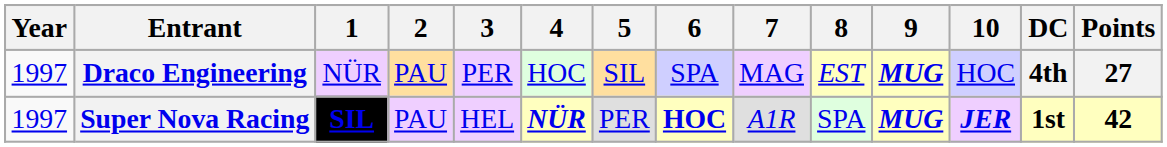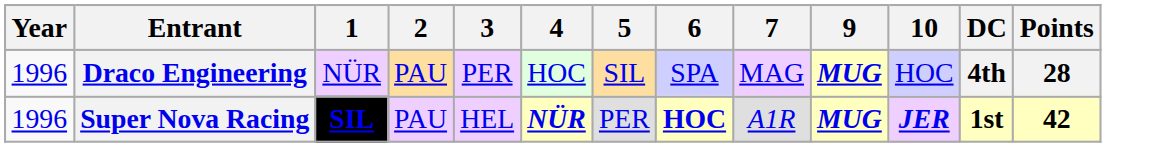- column: (841, 26)
(39, 72) 1997 -> (39, 72) 1996
(1118, 72) 27 -> (1057, 72) 28
(39, 118) 1997 -> (39, 118) 1996
